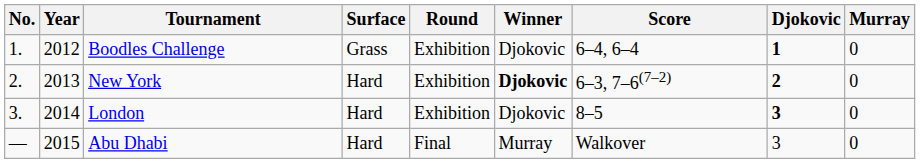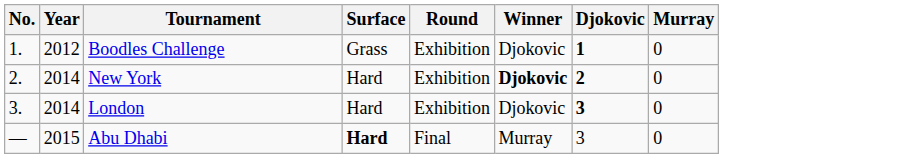- column: (670, 19)
(62, 81) 2013 -> (62, 79) 2014
(365, 143) normal -> (367, 138) bold
